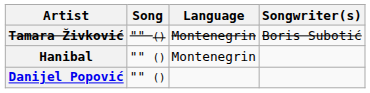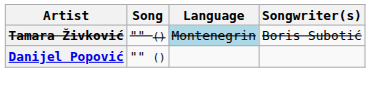(214, 36) no background -> (214, 36) lightblue background
- row: (66, 56)
